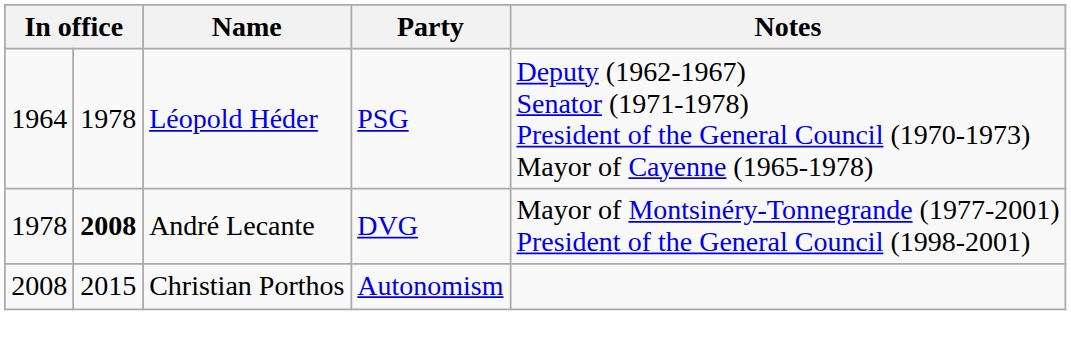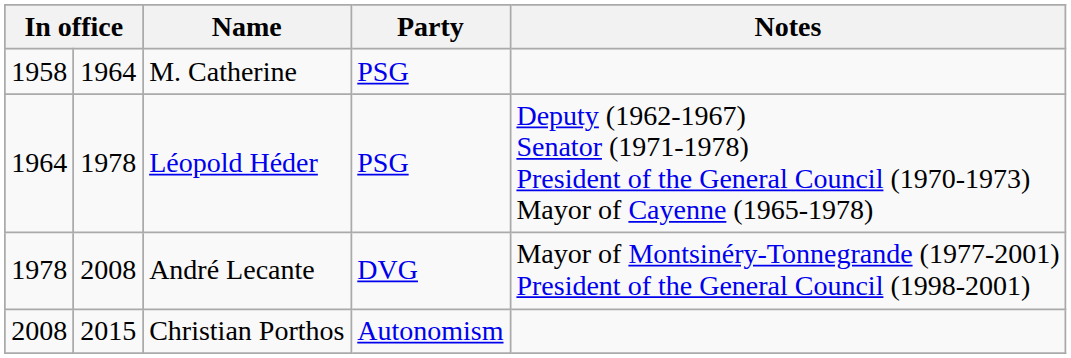+ row: (223, 71)
(108, 225) bold -> (108, 270) normal
